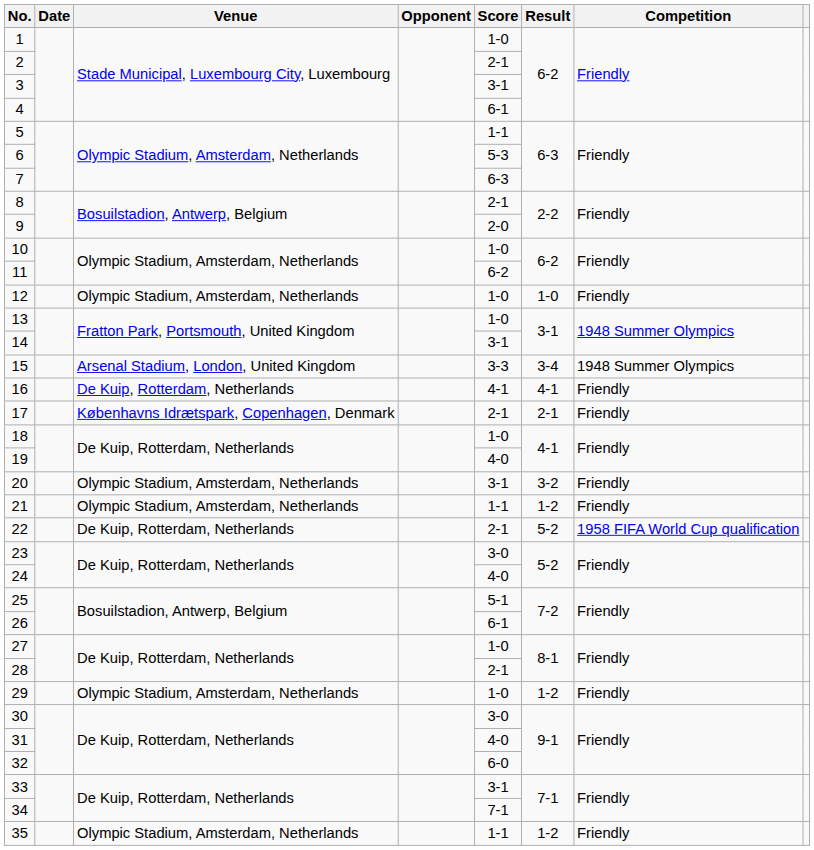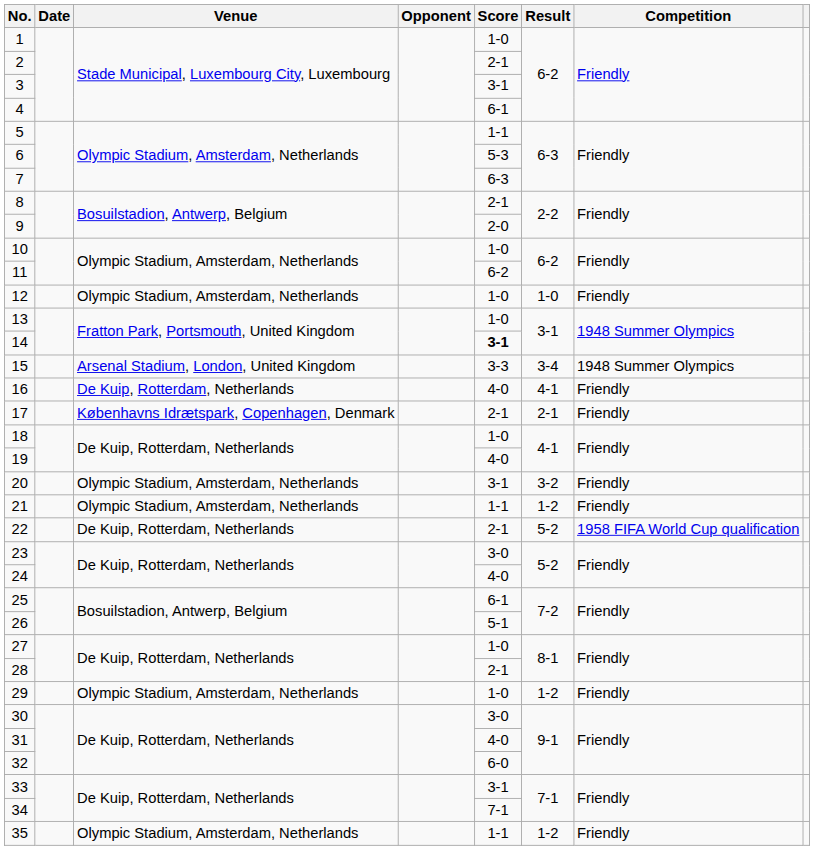(498, 343) normal -> (498, 343) bold
(498, 389) 4-1 -> (498, 389) 4-0
(498, 599) 5-1 -> (498, 599) 6-1
(498, 623) 6-1 -> (498, 623) 5-1
